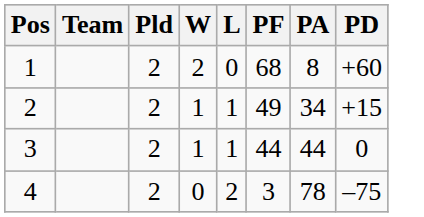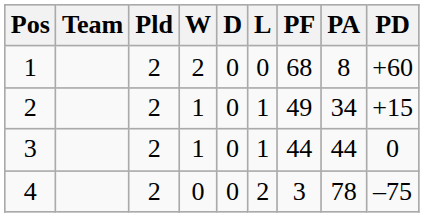+ column: (233, 25)
